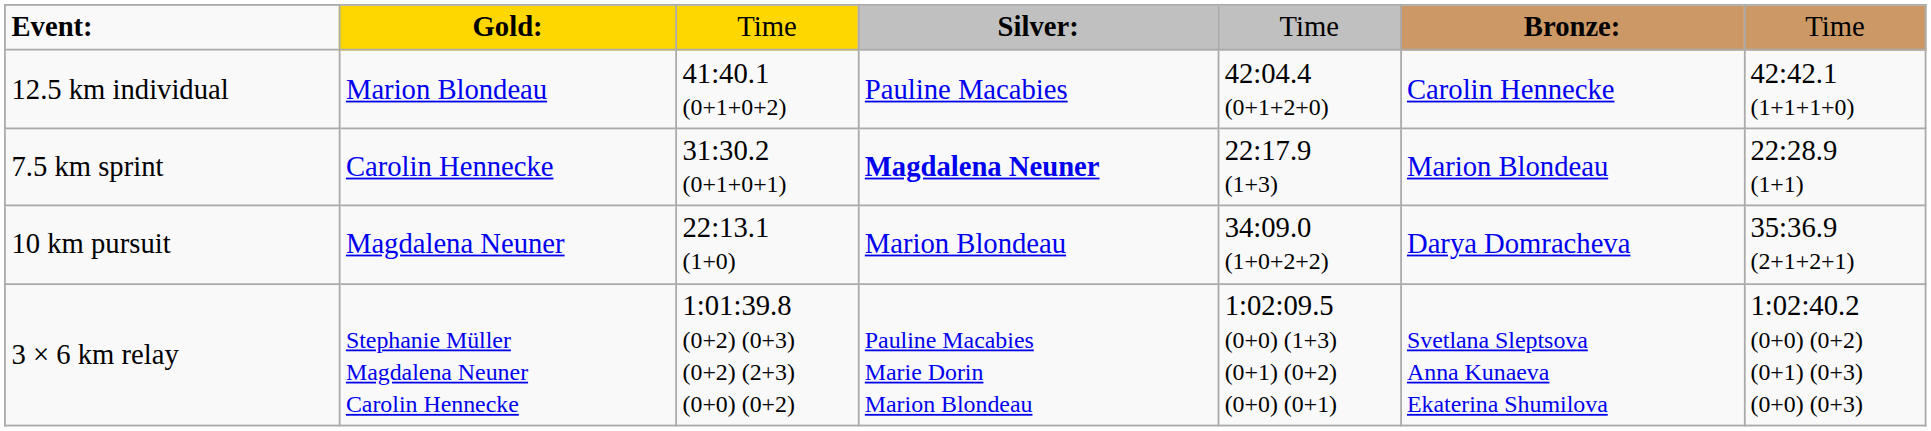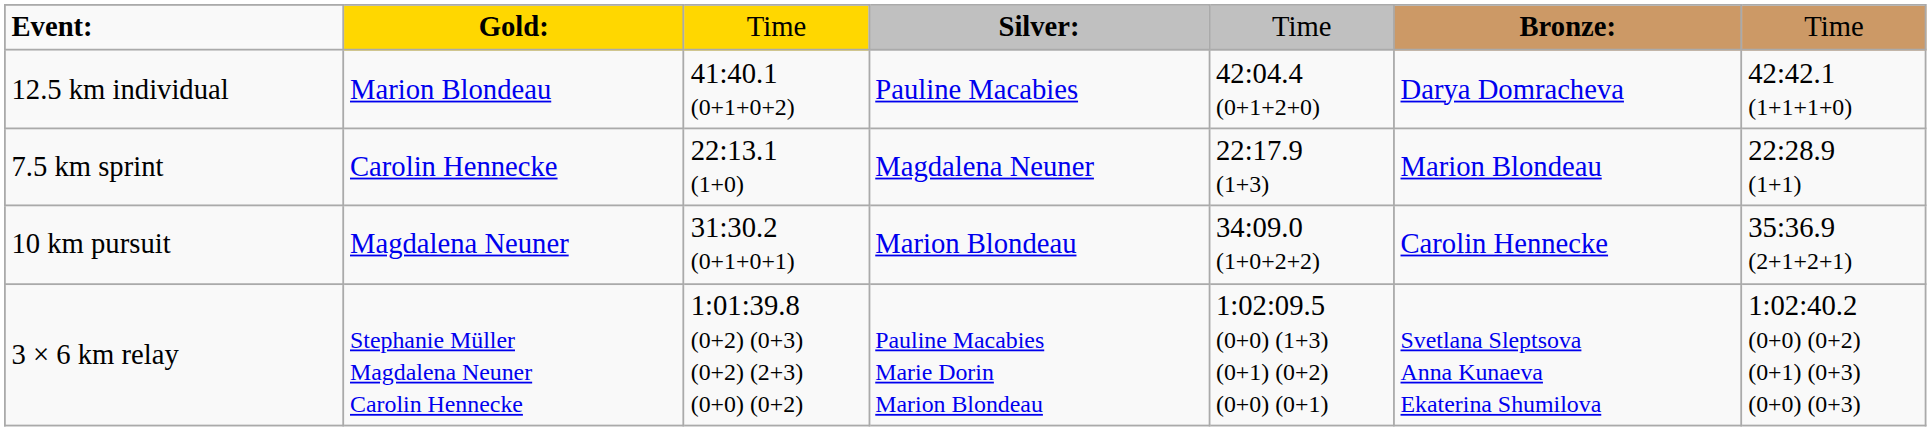(1511, 88) Carolin Hennecke -> (1512, 88) Darya Domracheva
(735, 166) 31:30.2 (0+1+0+1) -> (734, 166) 22:13.1 (1+0)
(982, 166) bold -> (985, 166) normal
(726, 244) 22:13.1 (1+0) -> (743, 244) 31:30.2 (0+1+0+1)
(1519, 244) Darya Domracheva -> (1504, 244) Carolin Hennecke
